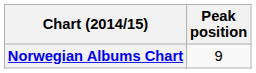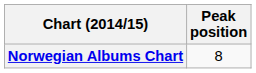(219, 56) 9 -> (219, 56) 8
